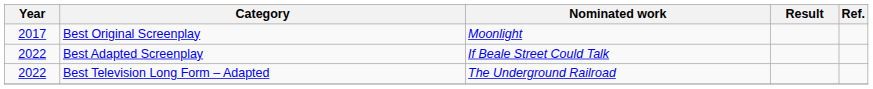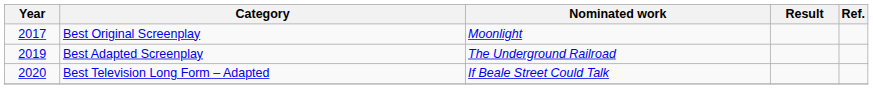(32, 53) 2022 -> (32, 53) 2019
(539, 53) If Beale Street Could Talk -> (542, 53) The Underground Railroad
(32, 73) 2022 -> (32, 73) 2020
(542, 73) The Underground Railroad -> (539, 73) If Beale Street Could Talk
